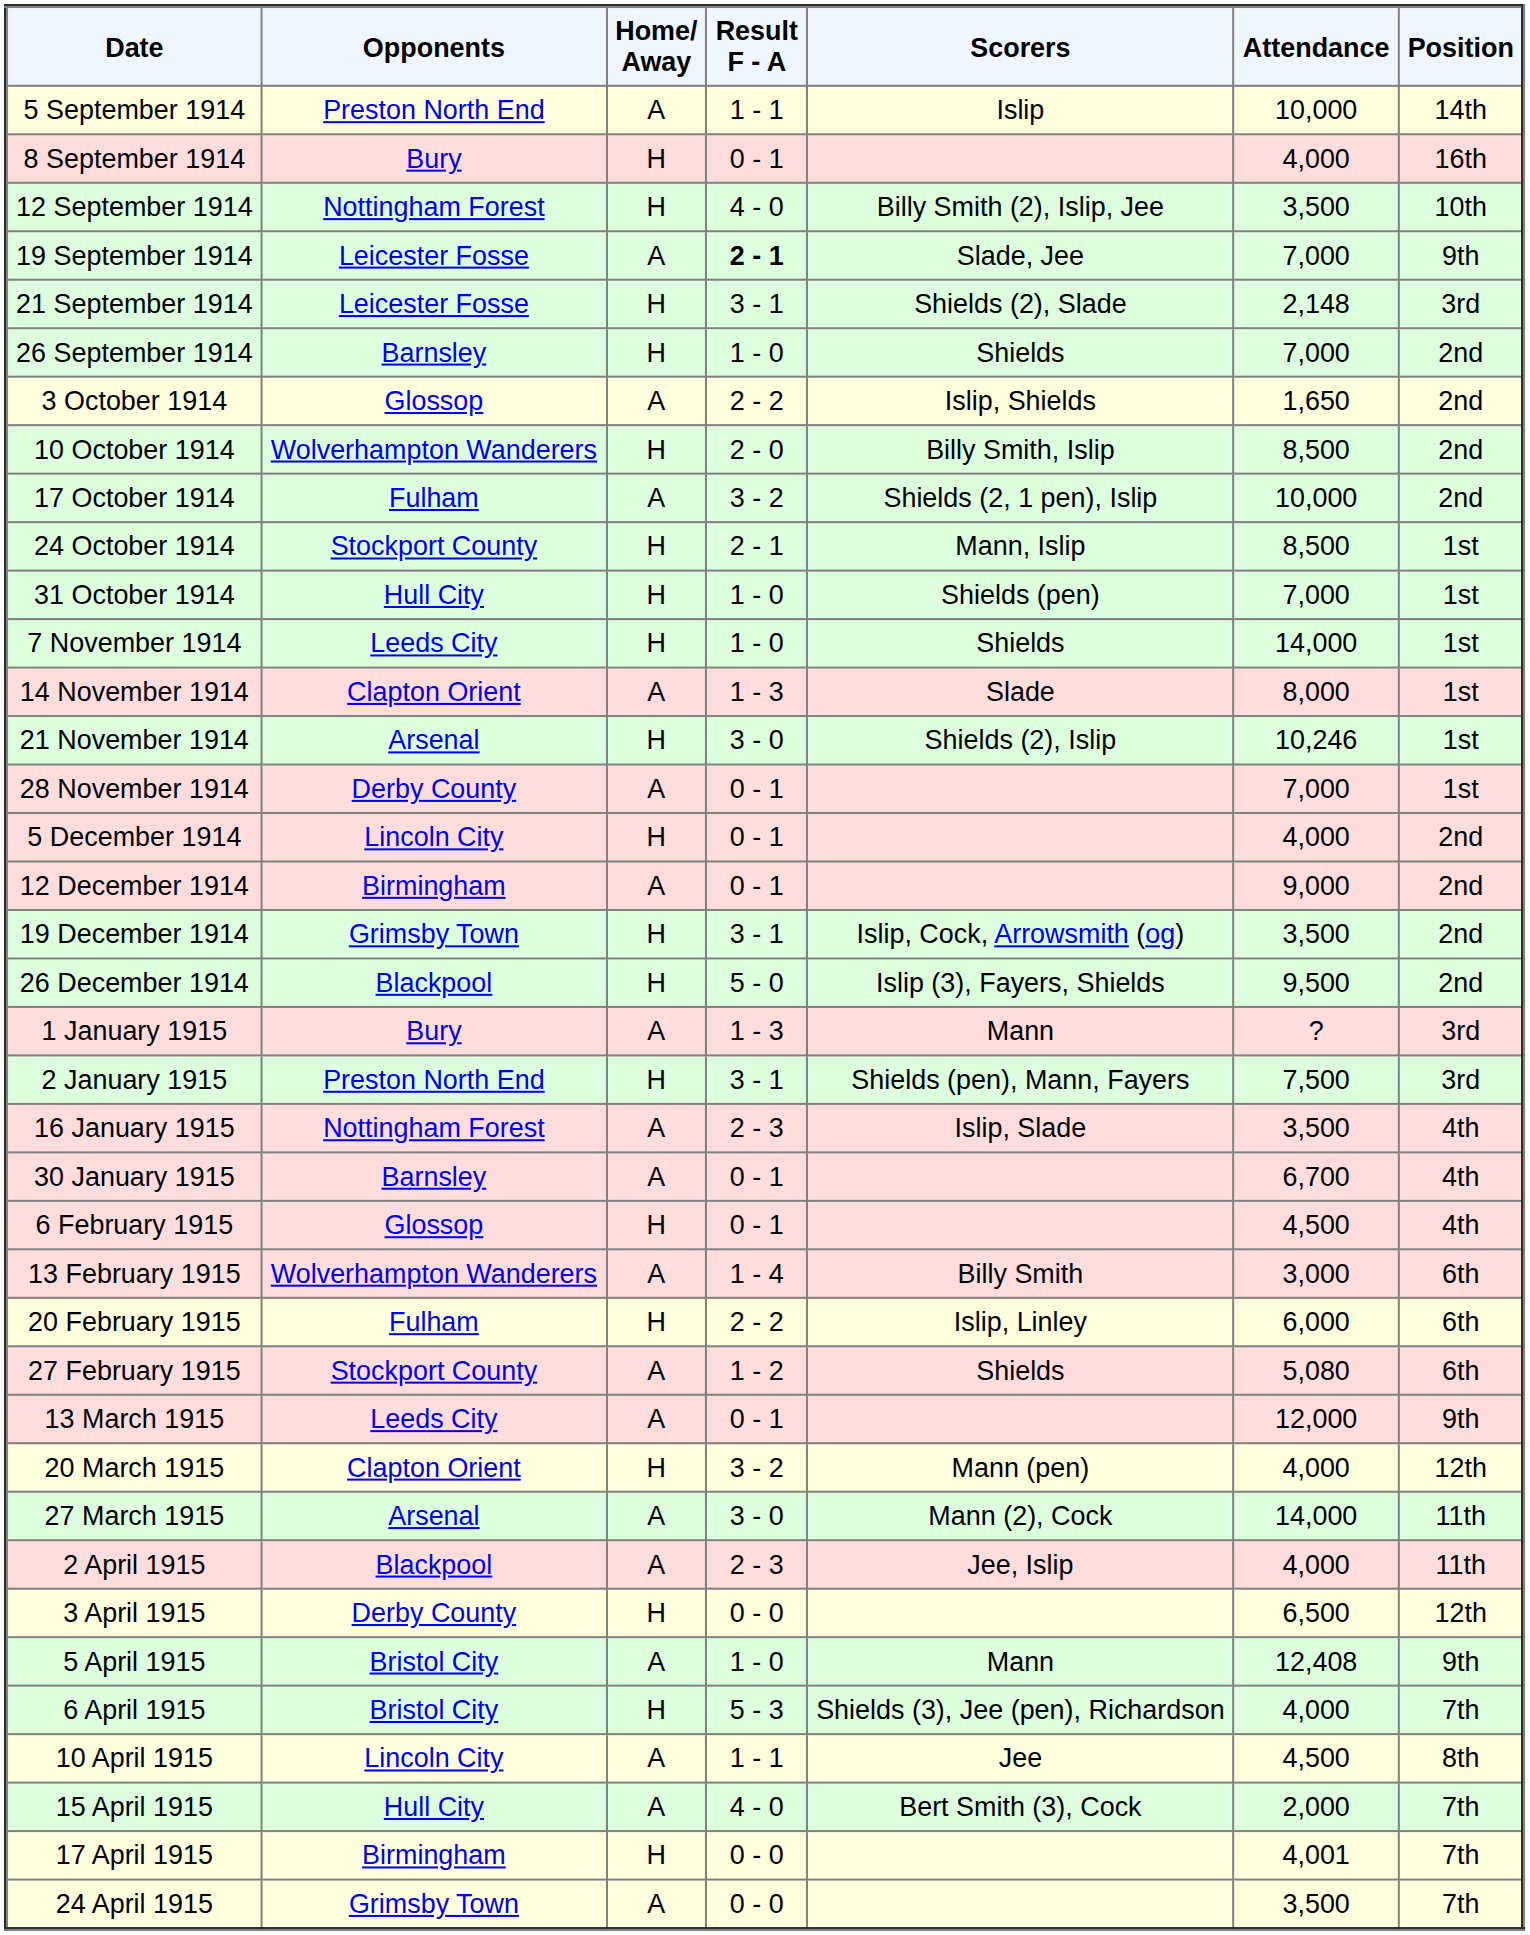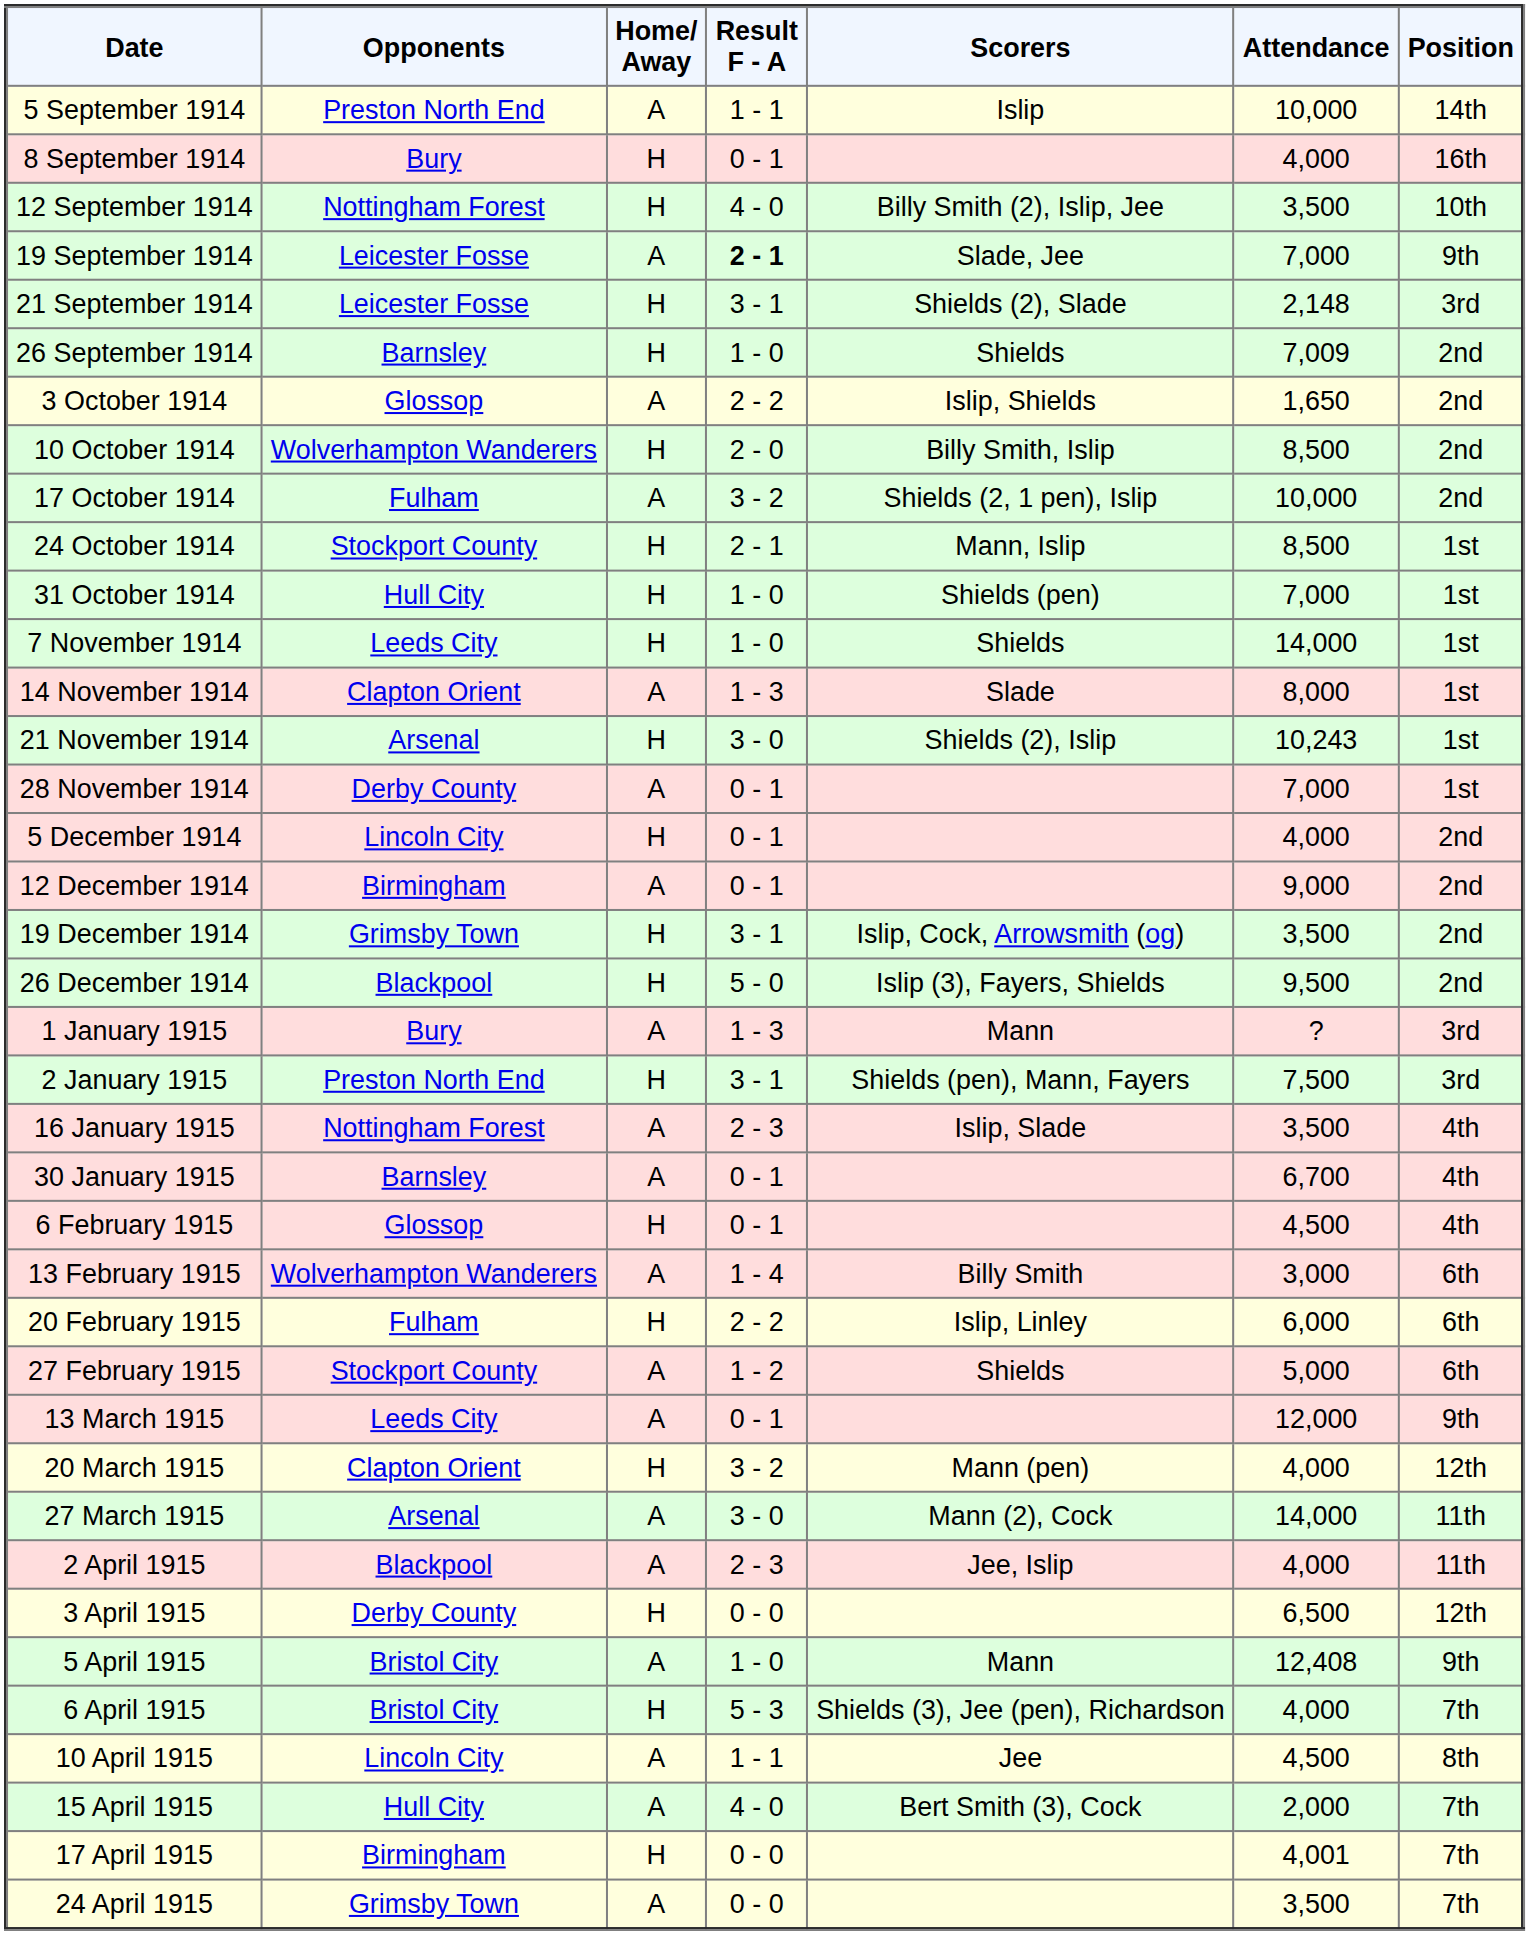(1316, 352) 7,000 -> (1316, 352) 7,009
(1316, 740) 10,246 -> (1316, 740) 10,243
(1316, 1371) 5,080 -> (1316, 1371) 5,000
